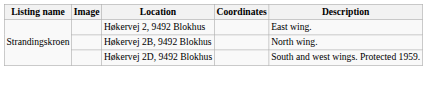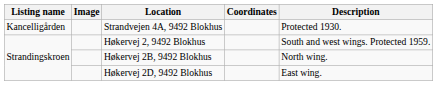+ row: (163, 27)
(291, 27) East wing. -> (356, 42) South and west wings. Protected 1959.
(346, 57) South and west wings. Protected 1959. -> (302, 73) East wing.
